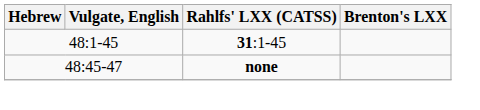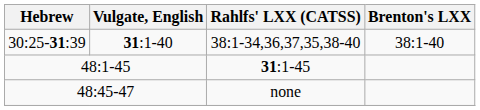+ row: (47, 42)
(262, 67) bold -> (286, 92) normal
